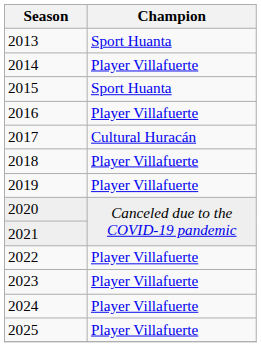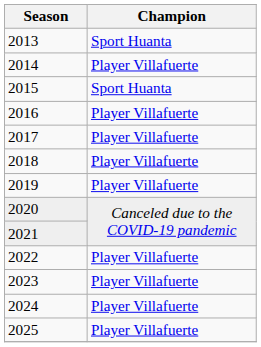(144, 137) Cultural Huracán -> (145, 137) Player Villafuerte
